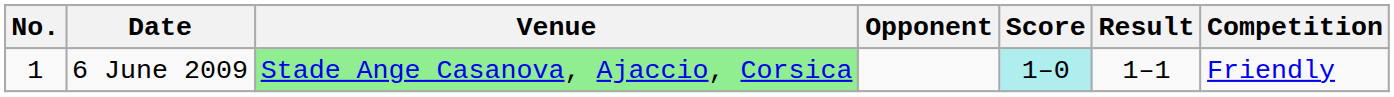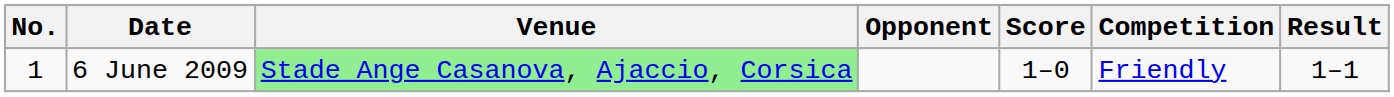columns swapped: (1146, 27) <-> (1295, 27)
(1046, 70) paleturquoise background -> (1046, 70) no background
